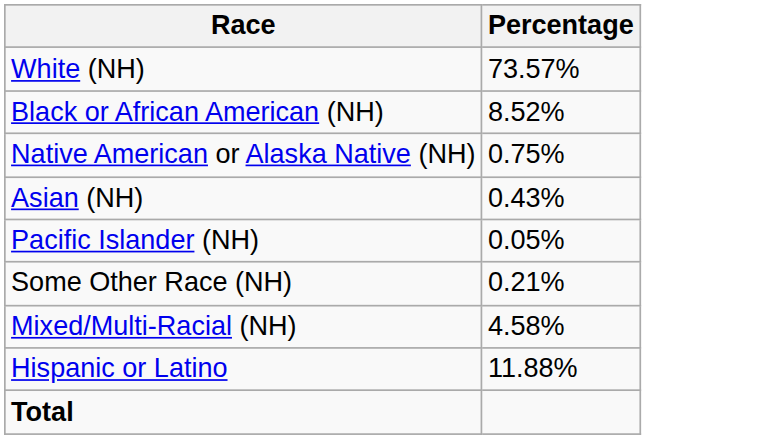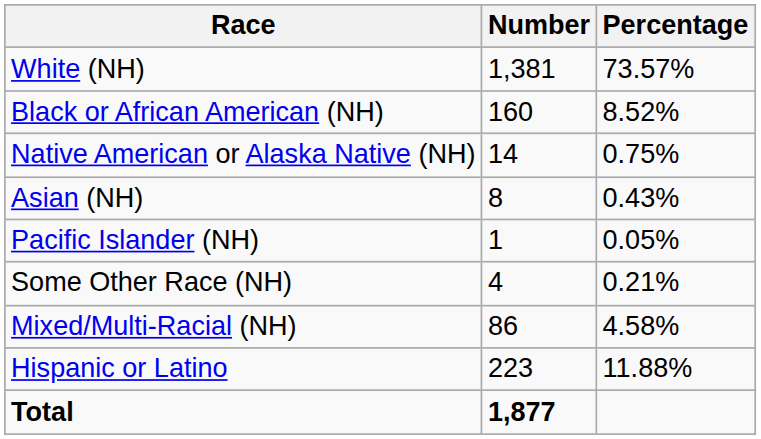+ column: (539, 25)
